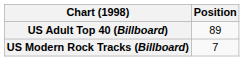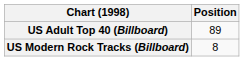(215, 47) 7 -> (215, 47) 8
